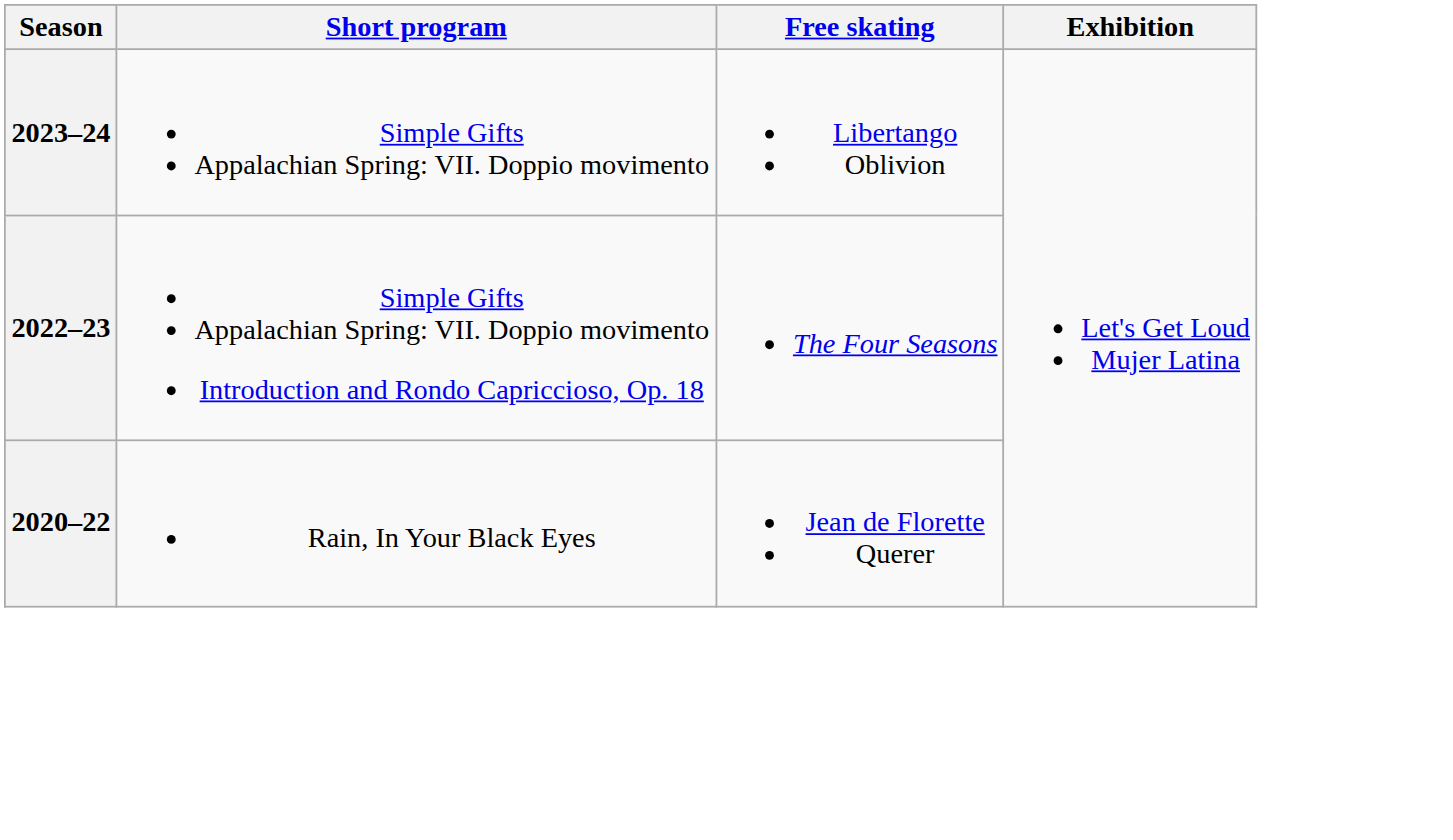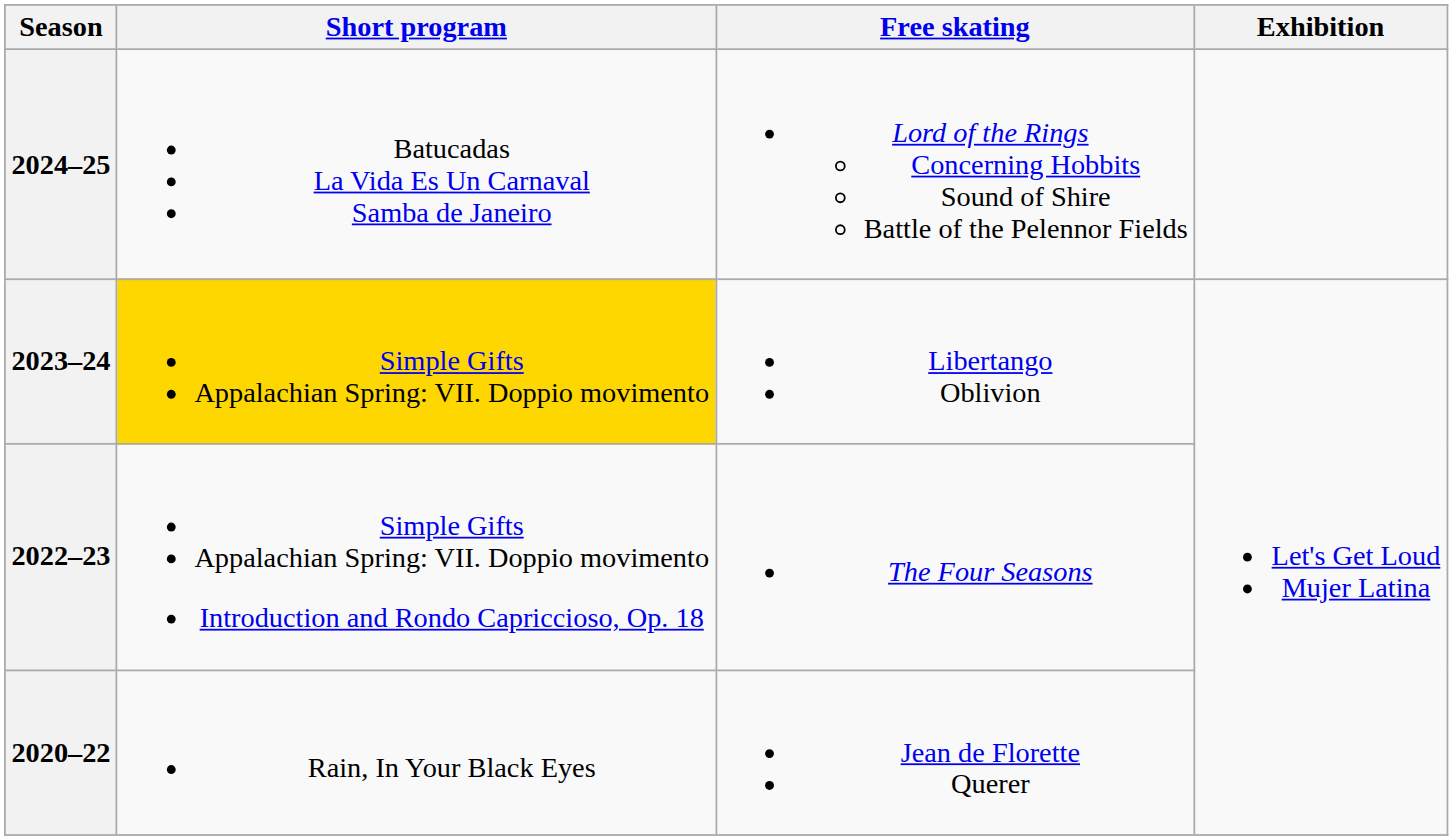+ row: (61, 163)
(416, 148) no background -> (416, 377) gold background
